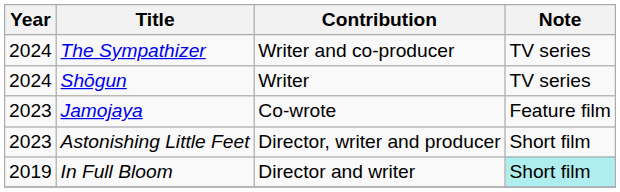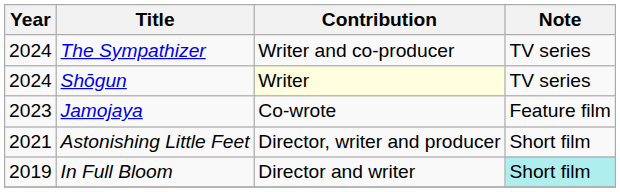(284, 80) no background -> (284, 80) lightyellow background
(30, 141) 2023 -> (30, 141) 2021
